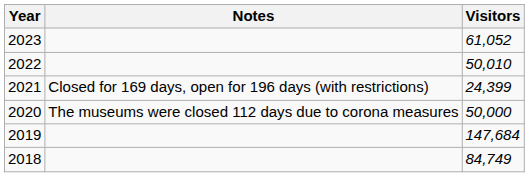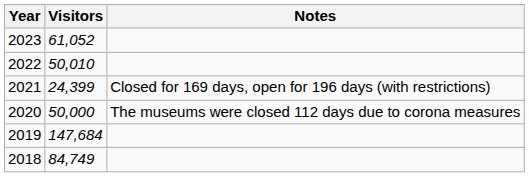columns swapped: (493, 16) <-> (253, 16)
